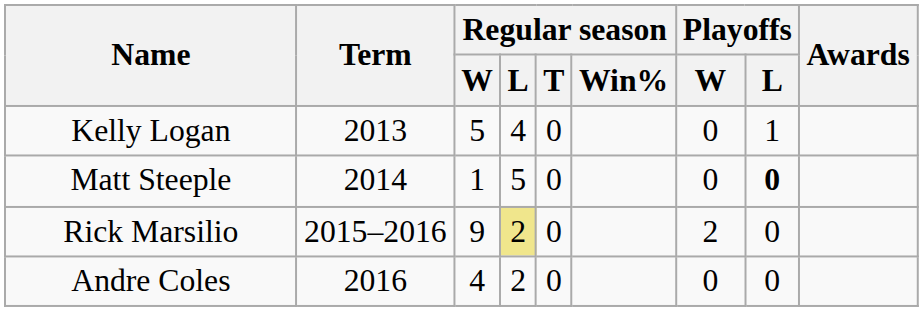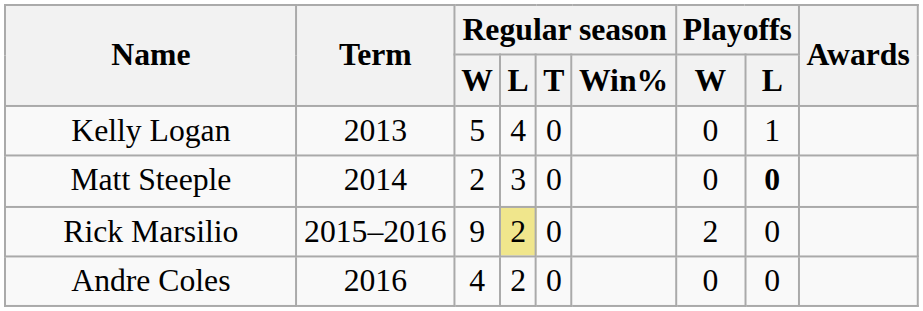(477, 180) 1 -> (477, 180) 2
(518, 180) 5 -> (518, 180) 3
